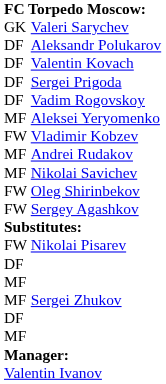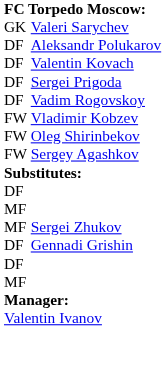- row: (15, 118)
- row: (15, 154)
- row: (15, 172)
- row: (16, 245)
+ row: (14, 245)
